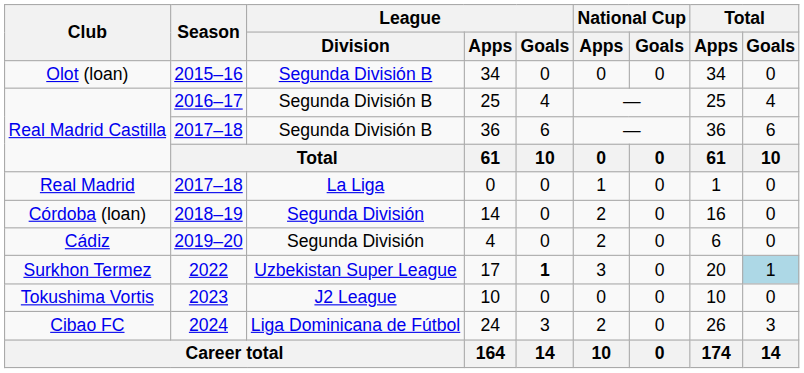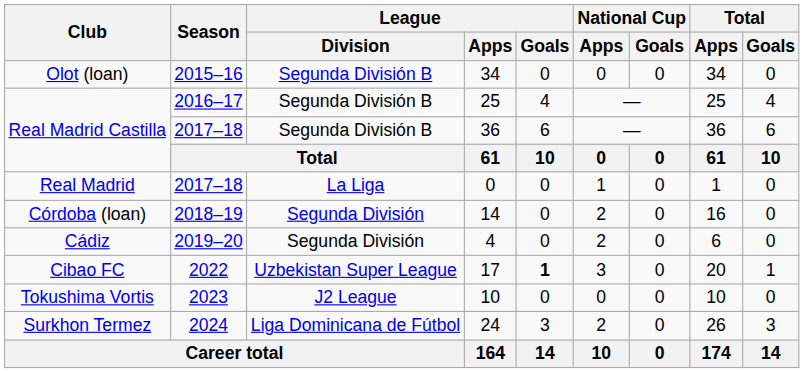(87, 269) Surkhon Termez -> (87, 269) Cibao FC
(771, 269) lightblue background -> (771, 269) no background
(87, 325) Cibao FC -> (87, 325) Surkhon Termez
